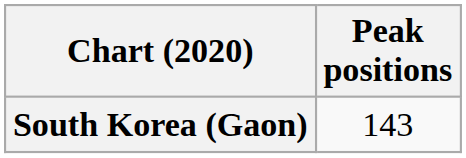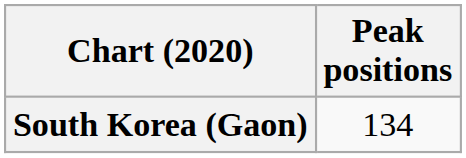(388, 123) 143 -> (388, 123) 134
